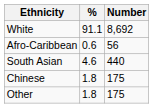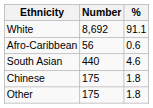columns swapped: (127, 12) <-> (92, 12)
